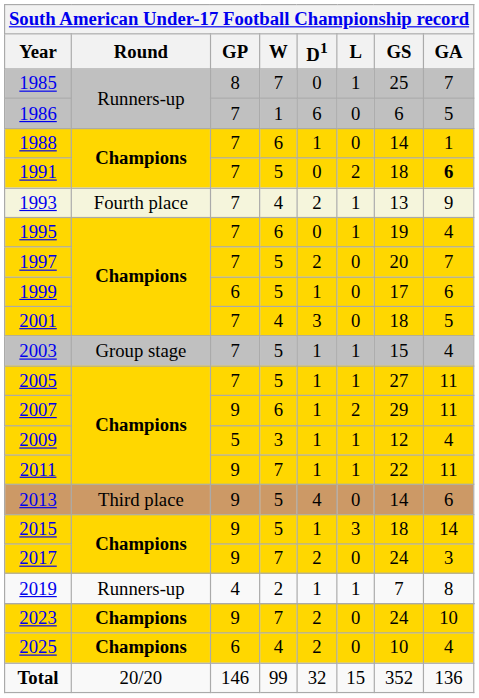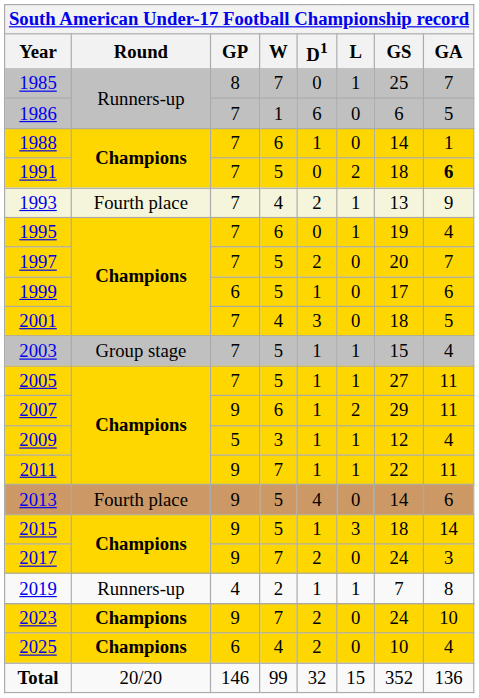(141, 499) Third place -> (141, 499) Fourth place
